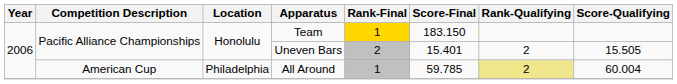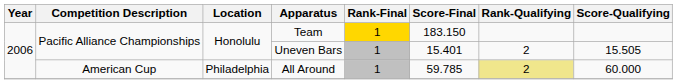(377, 50) 2 -> (377, 50) 1
(623, 69) 60.004 -> (623, 69) 60.000
